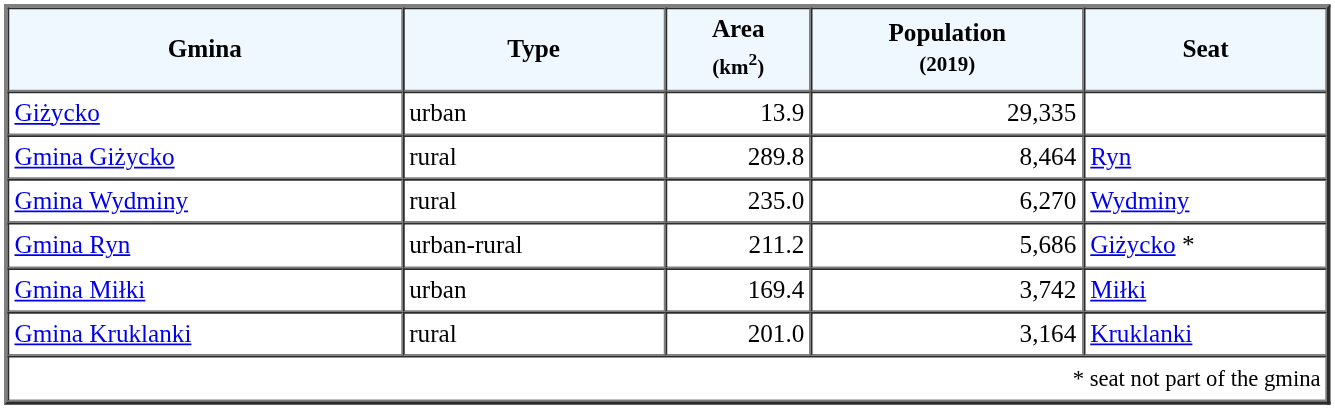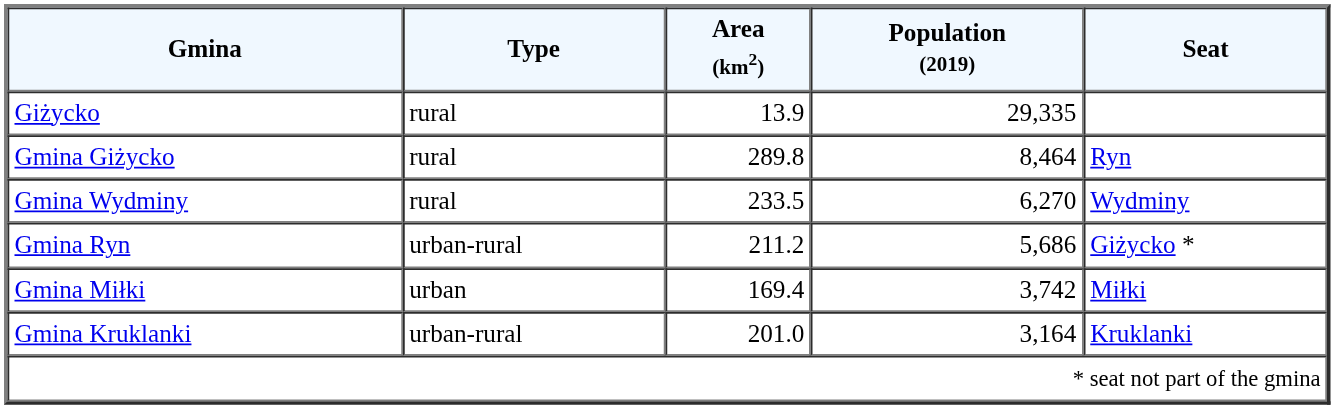(438, 112) urban -> (433, 112) rural
(776, 200) 235.0 -> (776, 200) 233.5
(433, 333) rural -> (466, 333) urban-rural
